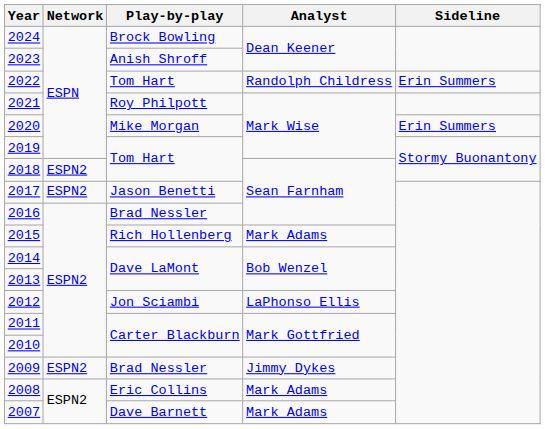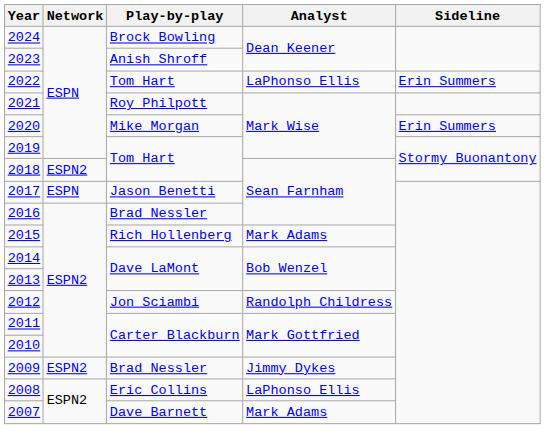(319, 82) Randolph Childress -> (303, 82) LaPhonso Ellis
(67, 192) ESPN2 -> (63, 192) ESPN
(303, 302) LaPhonso Ellis -> (319, 302) Randolph Childress
(287, 390) Mark Adams -> (303, 390) LaPhonso Ellis
